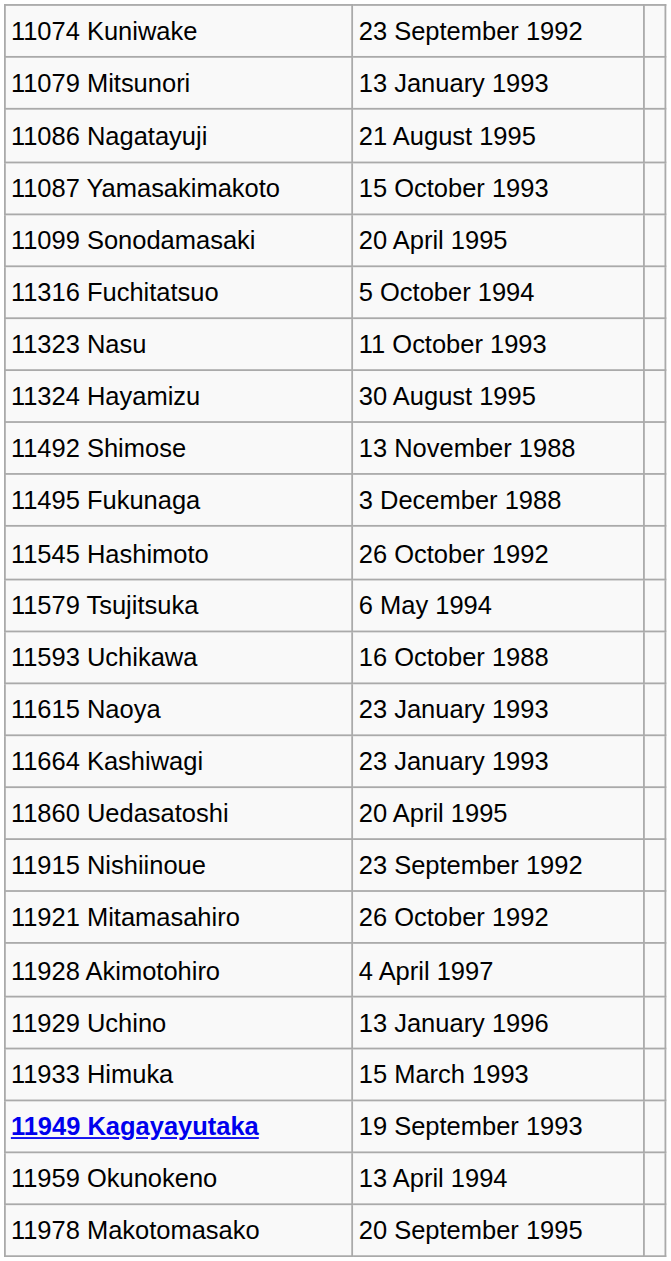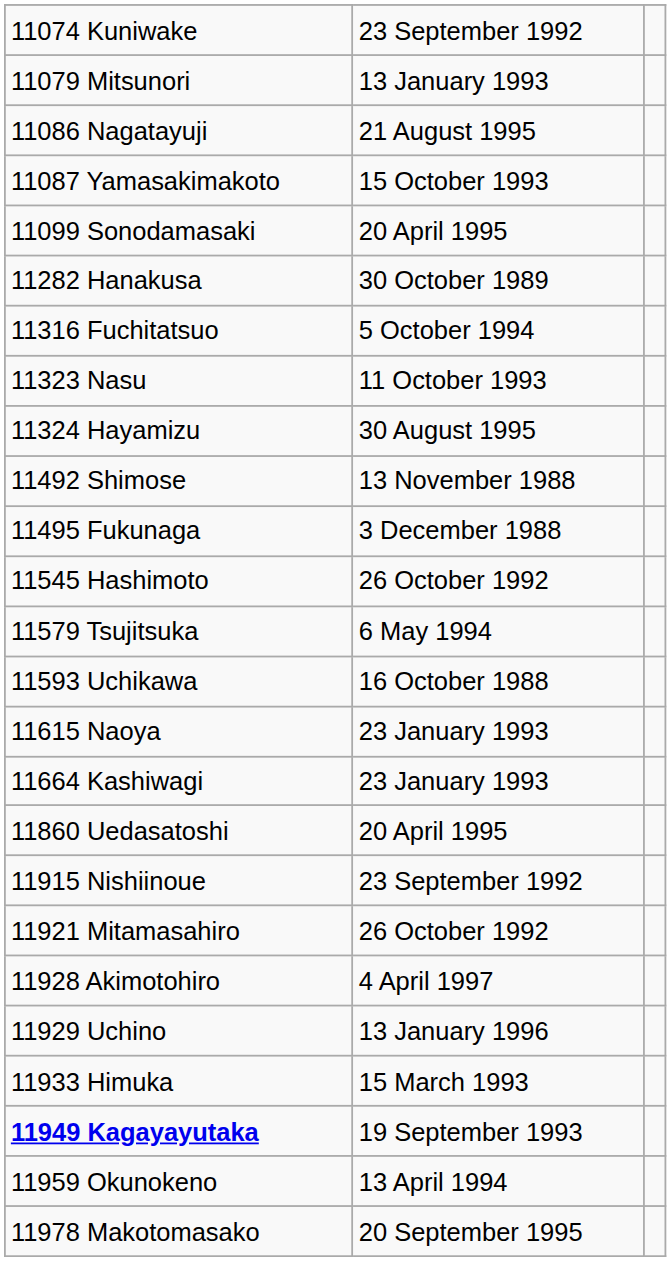+ row: (106, 281)
